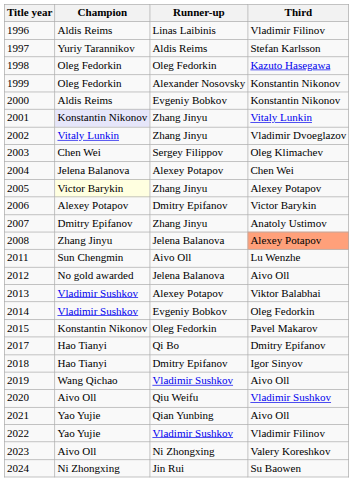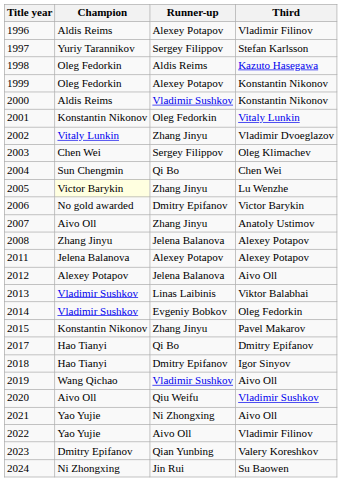(184, 30) Linas Laibinis -> (188, 30) Alexey Potapov
(180, 48) Aldis Reims -> (188, 48) Sergey Filippov
(184, 65) Oleg Fedorkin -> (180, 65) Aldis Reims
(199, 83) Alexander Nosovsky -> (188, 83) Alexey Potapov
(190, 100) Evgeniy Bobkov -> (193, 100) Vladimir Sushkov
(102, 118) lavender background -> (102, 118) no background
(180, 118) Zhang Jinyu -> (184, 118) Oleg Fedorkin
(93, 170) Jelena Balanova -> (90, 170) Sun Chengmin
(188, 170) Alexey Potapov -> (166, 170) Qi Bo
(286, 188) Alexey Potapov -> (263, 188) Lu Wenzhe
(93, 205) Alexey Potapov -> (95, 205) No gold awarded
(95, 223) Dmitry Epifanov -> (77, 223) Aivo Oll
(286, 240) lightsalmon background -> (274, 240) no background
(90, 258) Sun Chengmin -> (93, 258) Jelena Balanova
(172, 258) Aivo Oll -> (188, 258) Alexey Potapov
(275, 258) Lu Wenzhe -> (274, 258) Alexey Potapov
(95, 275) No gold awarded -> (93, 275) Alexey Potapov
(188, 293) Alexey Potapov -> (184, 293) Linas Laibinis
(184, 328) Oleg Fedorkin -> (180, 328) Zhang Jinyu
(183, 415) Qian Yunbing -> (184, 415) Ni Zhongxing
(193, 433) Vladimir Sushkov -> (172, 433) Aivo Oll
(77, 450) Aivo Oll -> (95, 450) Dmitry Epifanov
(184, 450) Ni Zhongxing -> (183, 450) Qian Yunbing
